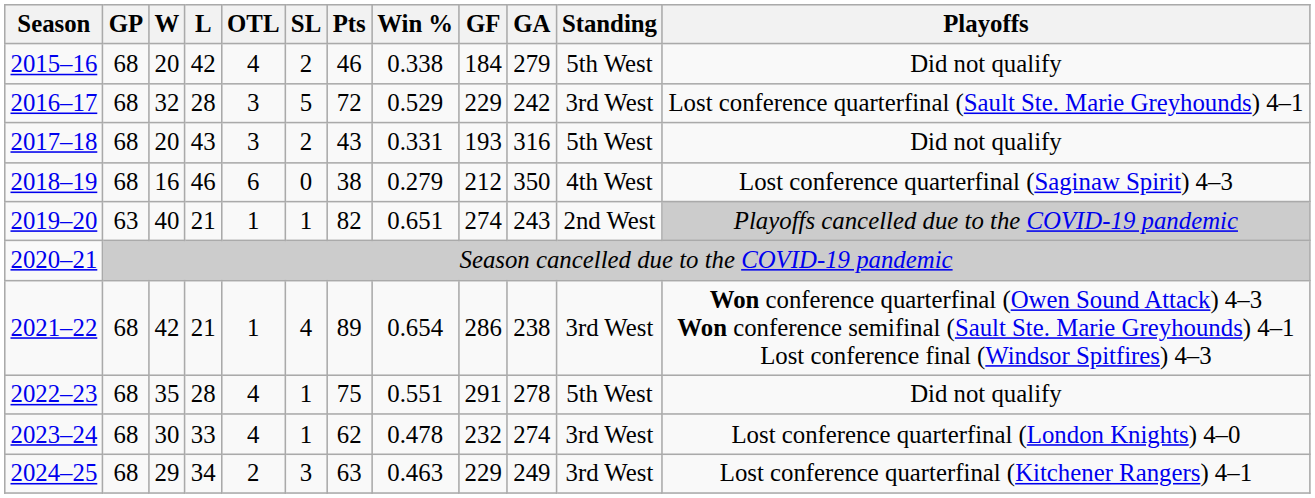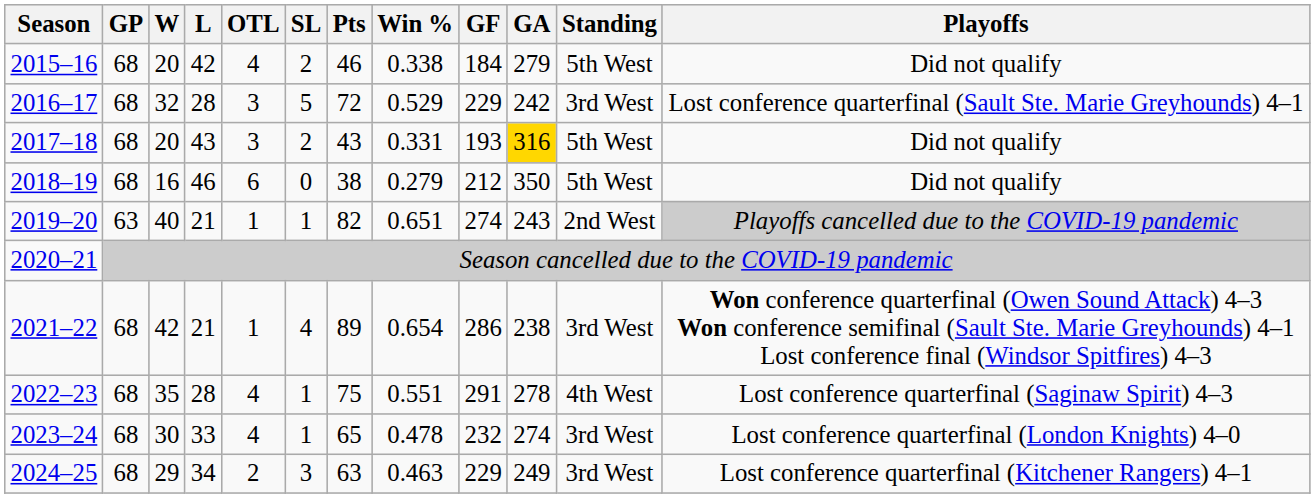(532, 142) no background -> (532, 142) gold background
(609, 181) 4th West -> (609, 181) 5th West
(986, 181) Lost conference quarterfinal (Saginaw Spirit) 4–3 -> (986, 181) Did not qualify
(609, 394) 5th West -> (609, 394) 4th West
(986, 394) Did not qualify -> (986, 394) Lost conference quarterfinal (Saginaw Spirit) 4–3
(349, 433) 62 -> (349, 433) 65
